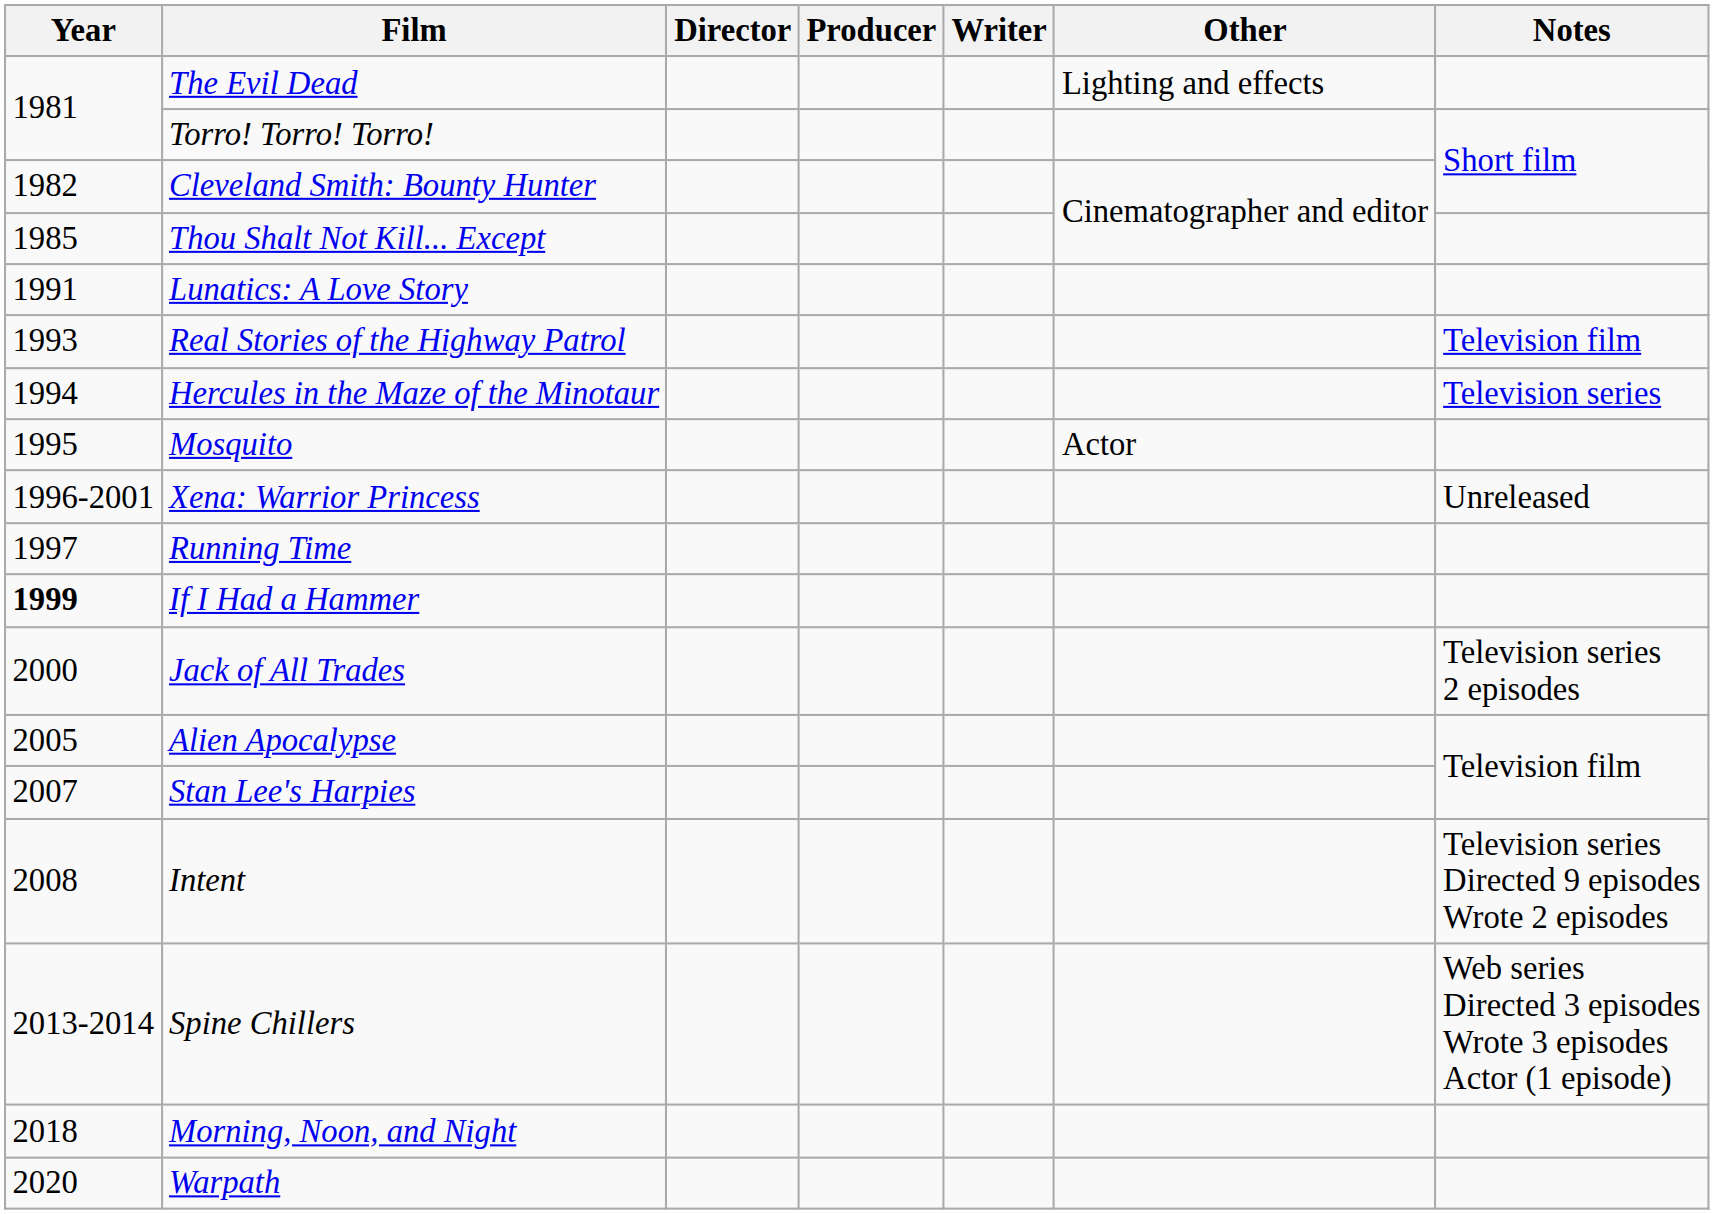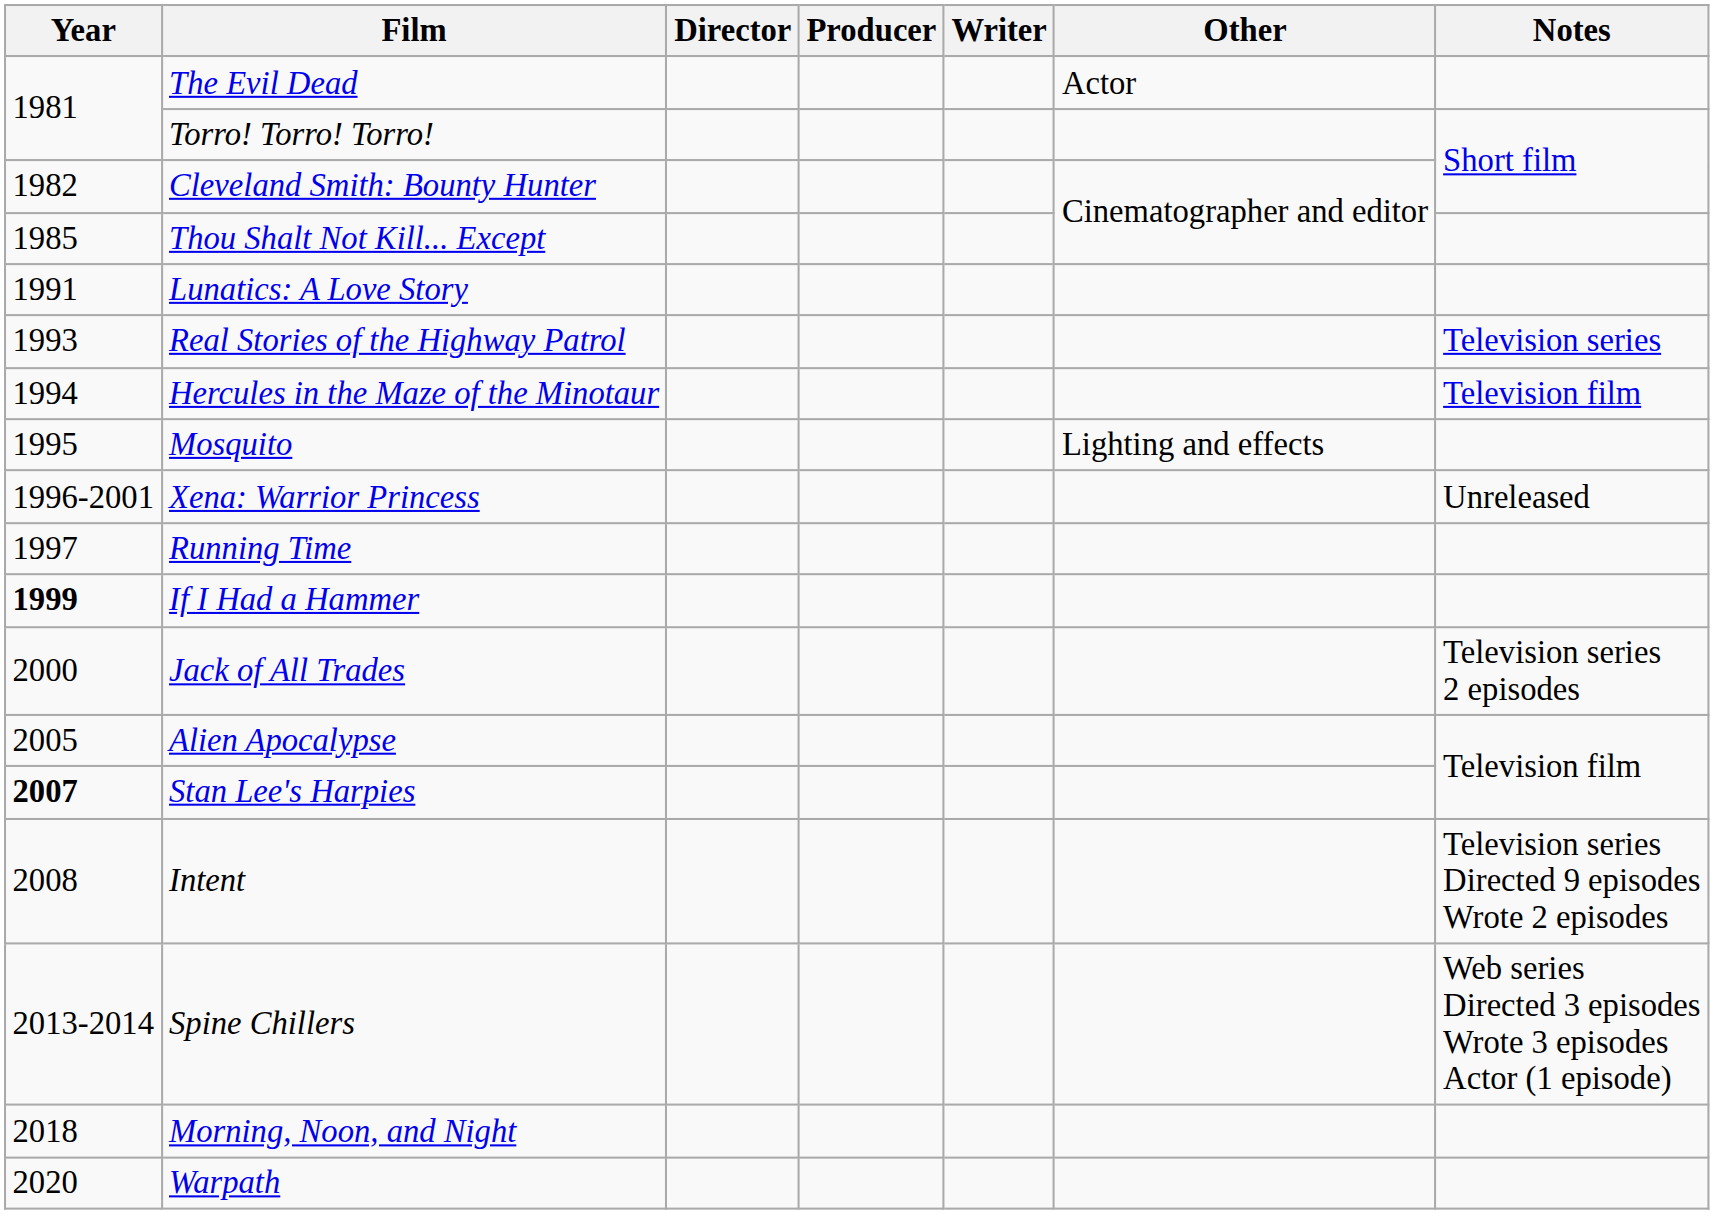(1193, 82) Lighting and effects -> (1099, 82) Actor
(1542, 340) Television film -> (1552, 340) Television series
(1552, 392) Television series -> (1542, 392) Television film
(1099, 444) Actor -> (1193, 444) Lighting and effects
(45, 791) normal -> (45, 791) bold
